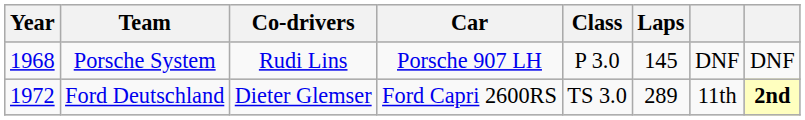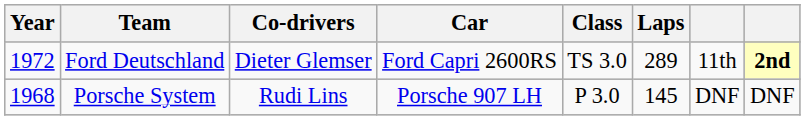rows swapped: (145, 60) <-> (145, 96)
